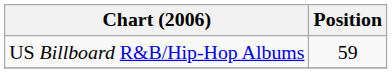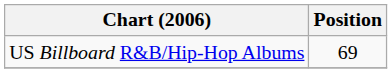(348, 51) 59 -> (348, 51) 69
